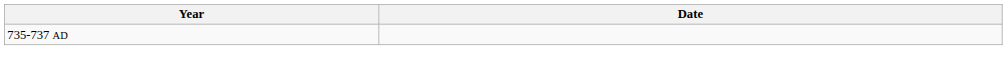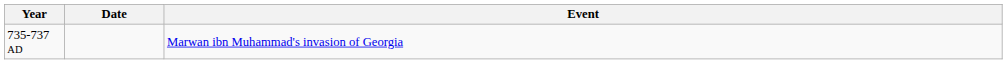+ column: (583, 14)
